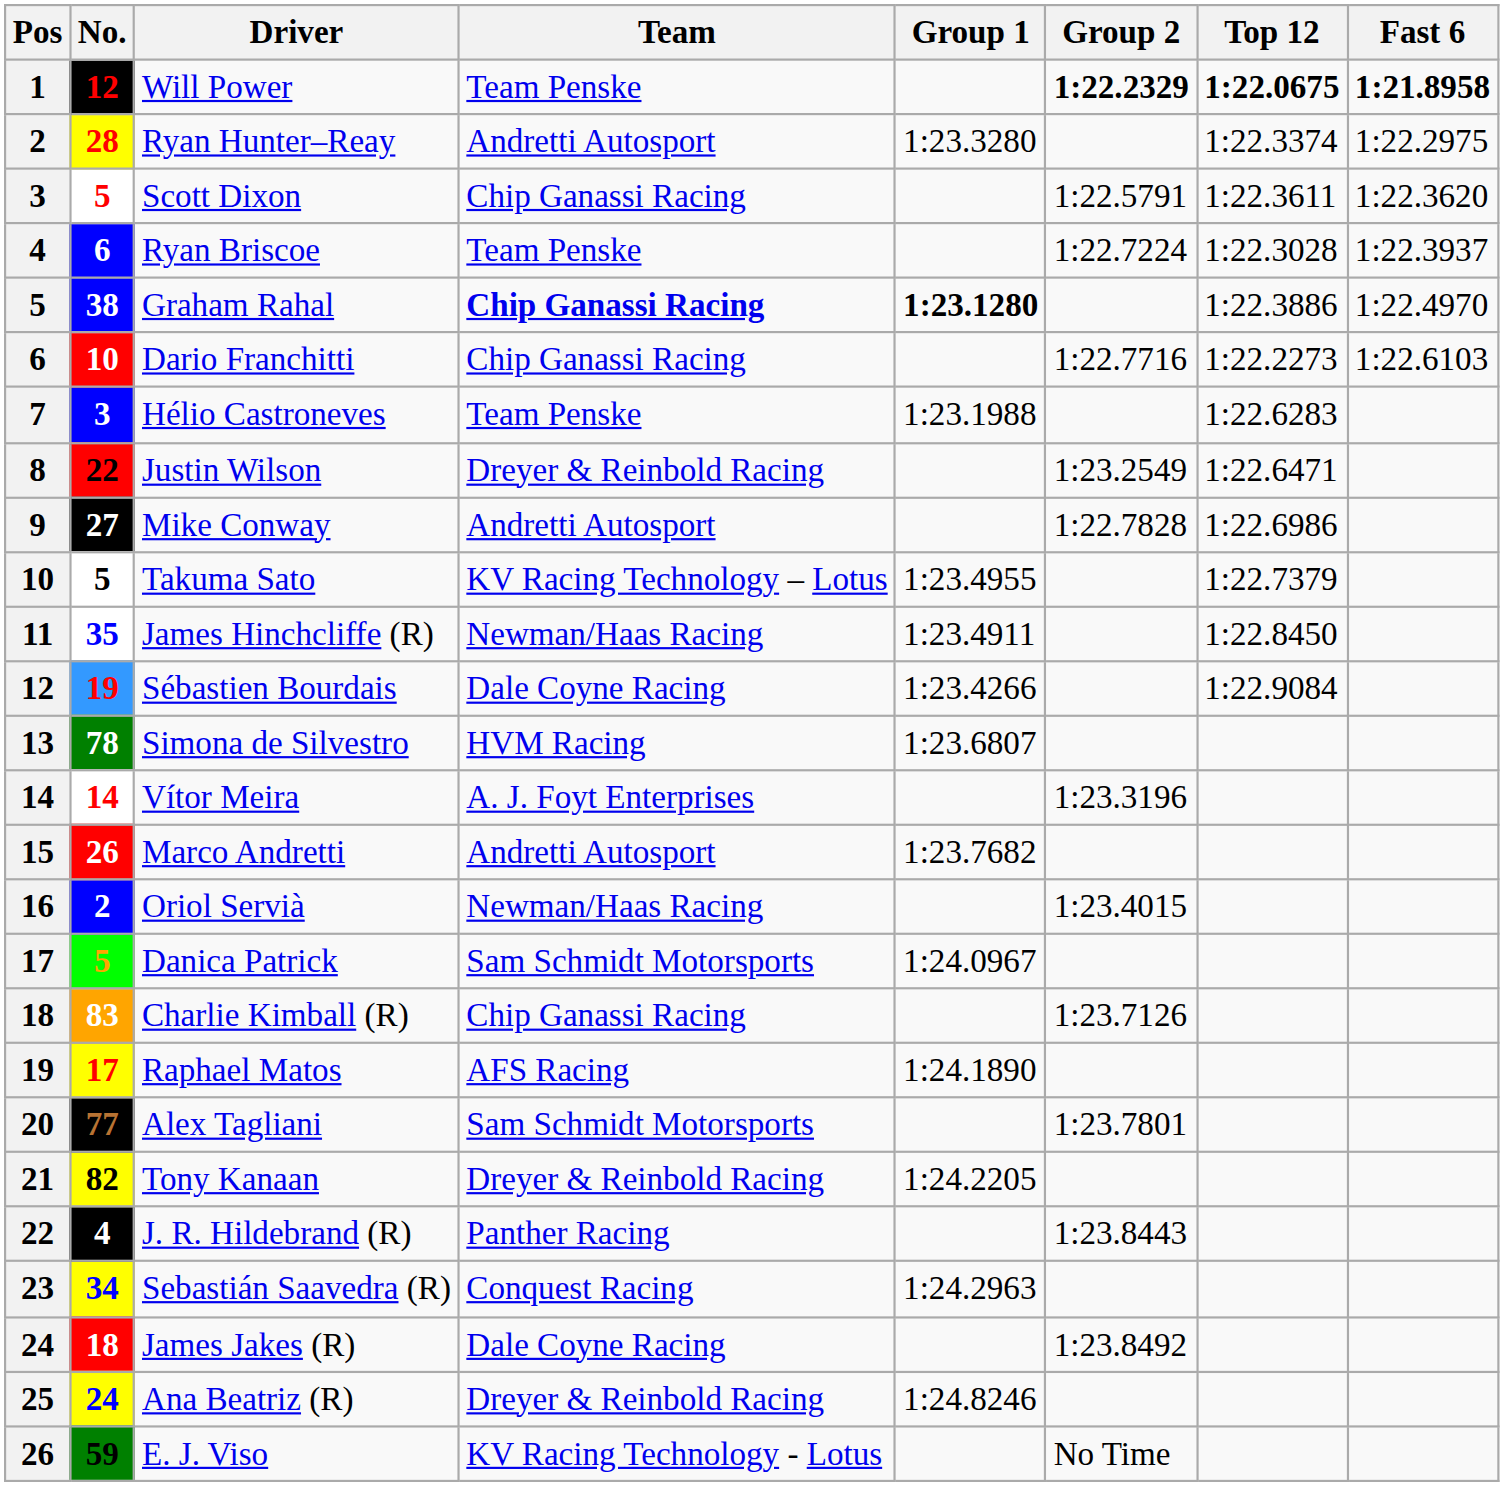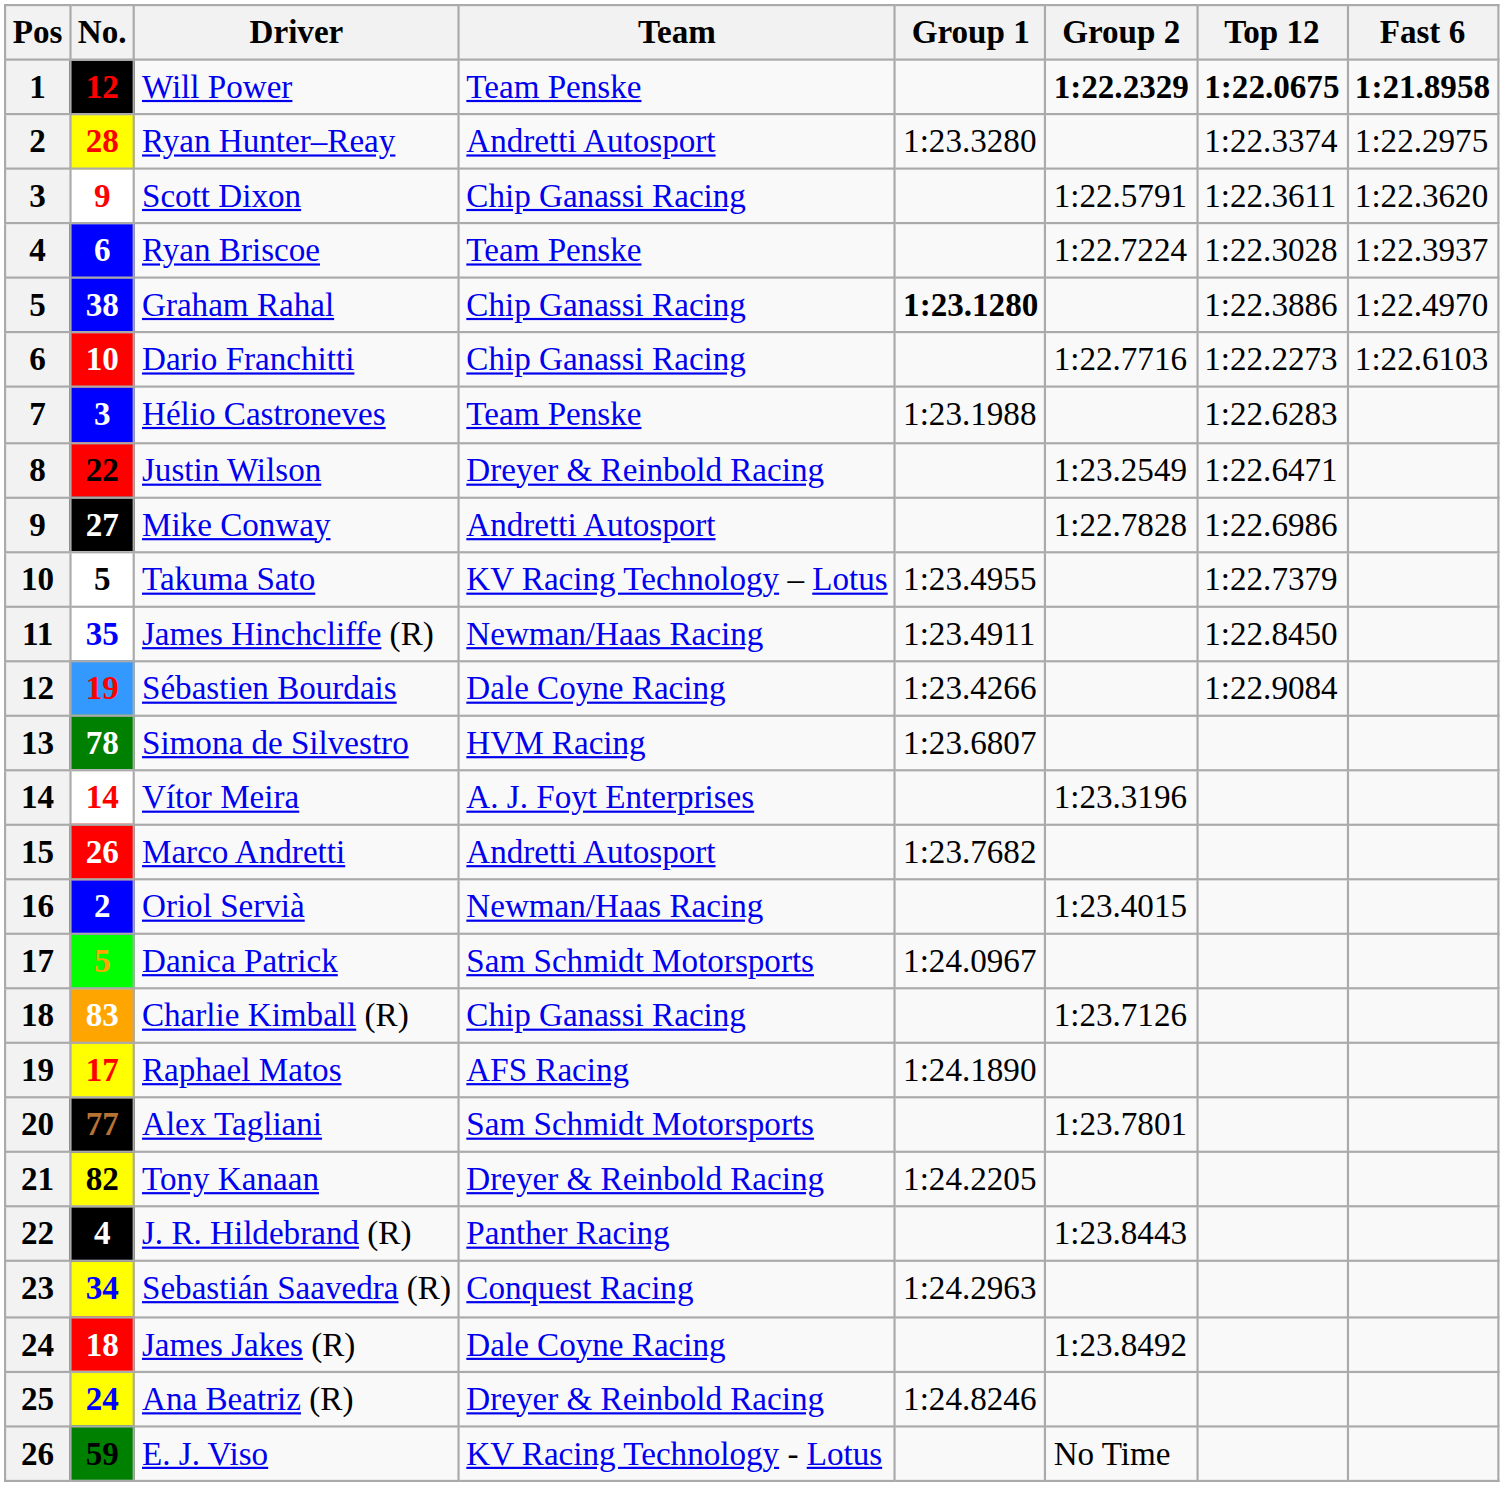(102, 195) 5 -> (102, 195) 9
(615, 305) bold -> (606, 305) normal
